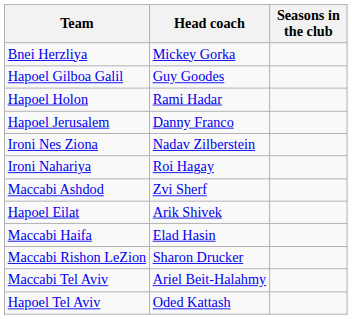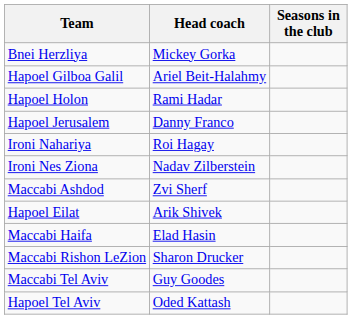(188, 76) Guy Goodes -> (209, 76) Ariel Beit-Halahmy
rows swapped: (49, 167) <-> (53, 144)
(209, 280) Ariel Beit-Halahmy -> (188, 280) Guy Goodes
